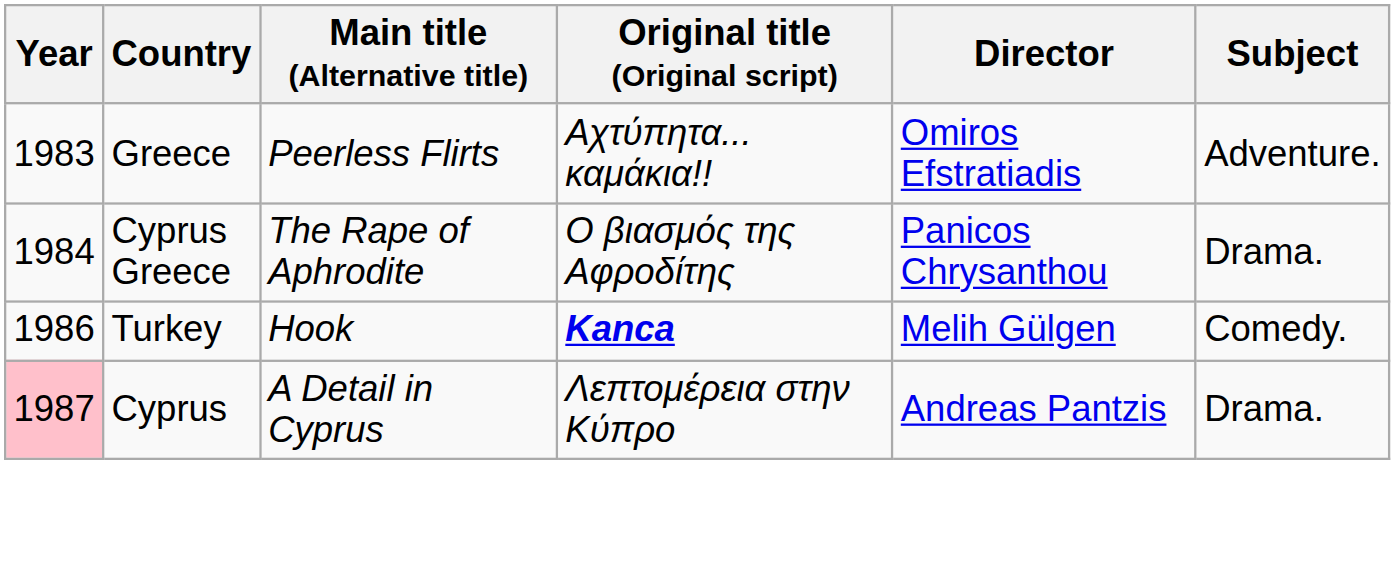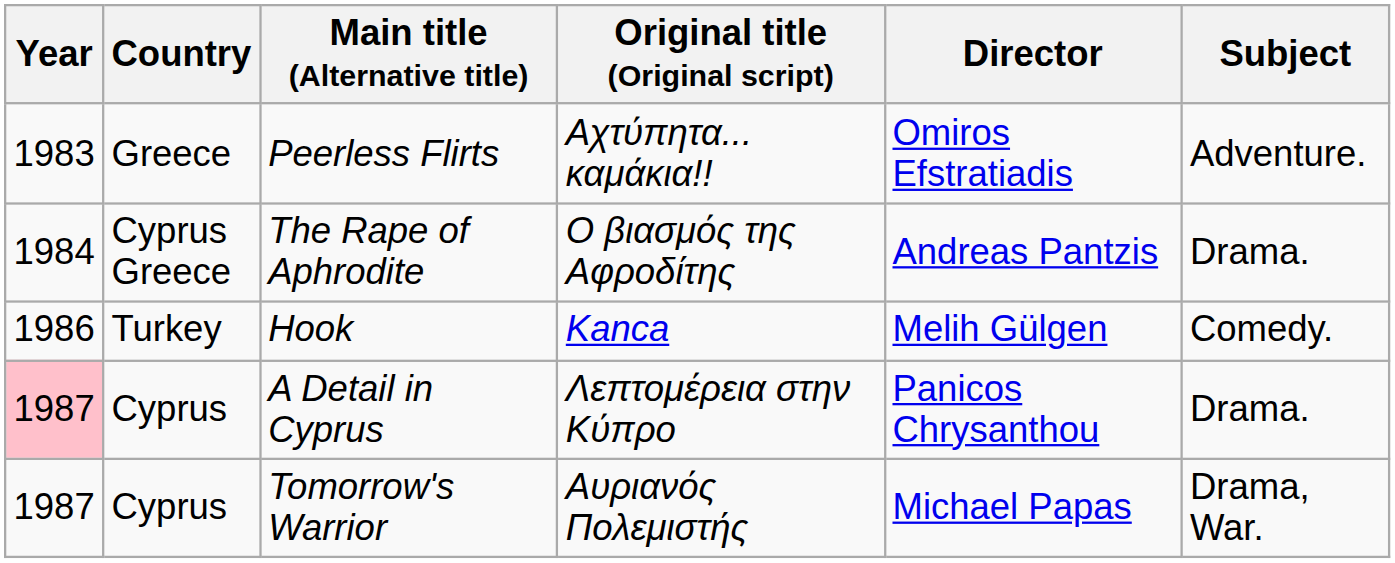(1004, 251) Panicos Chrysanthou -> (1025, 251) Andreas Pantzis
(620, 330) bold -> (618, 330) normal
(1034, 408) Andreas Pantzis -> (996, 408) Panicos Chrysanthou
+ row: (361, 507)
